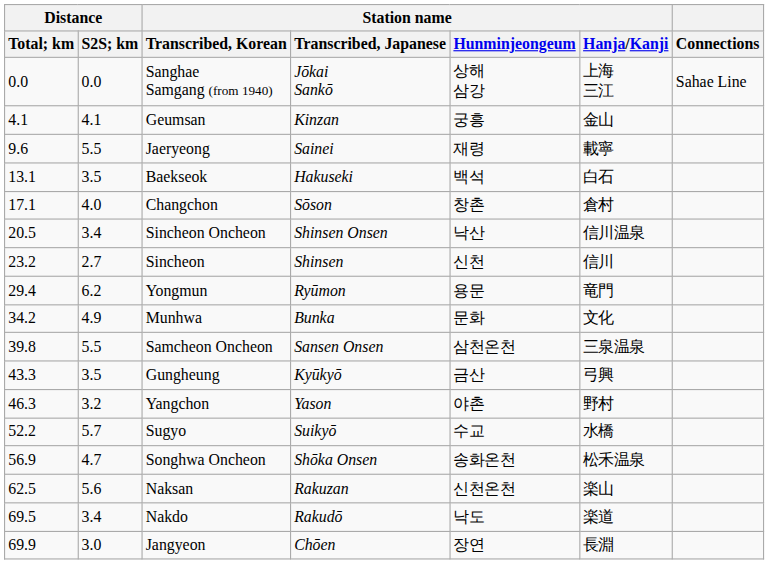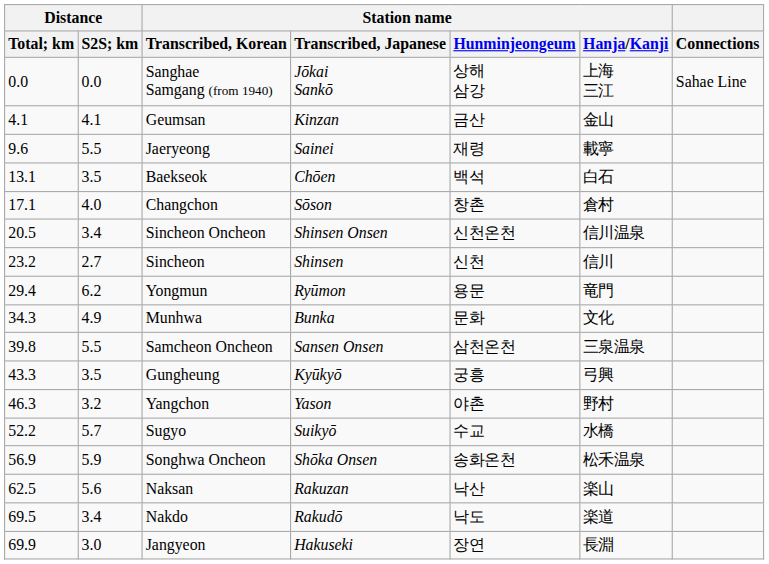(469, 120) 궁흥 -> (469, 120) 금산
(324, 177) Hakuseki -> (315, 177) Chōen
(469, 233) 낙산 -> (484, 233) 신천온천
(22, 318) 34.2 -> (22, 318) 34.3
(469, 375) 금산 -> (469, 375) 궁흥
(91, 460) 4.7 -> (91, 460) 5.9
(484, 488) 신천온천 -> (469, 488) 낙산
(315, 545) Chōen -> (324, 545) Hakuseki
